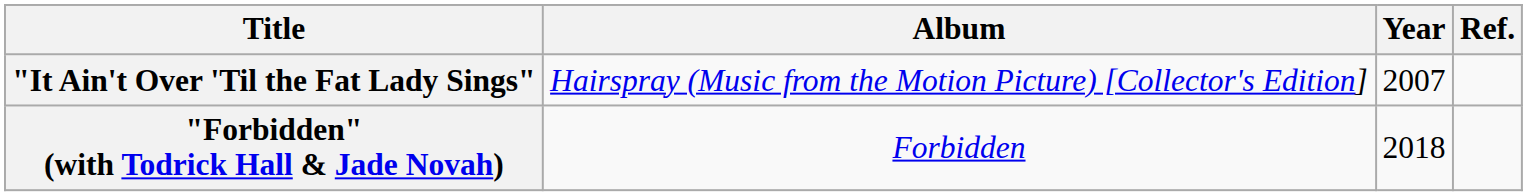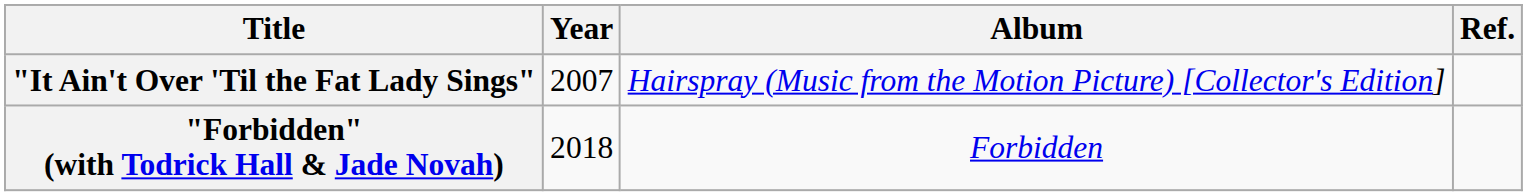columns swapped: (1414, 29) <-> (959, 29)
